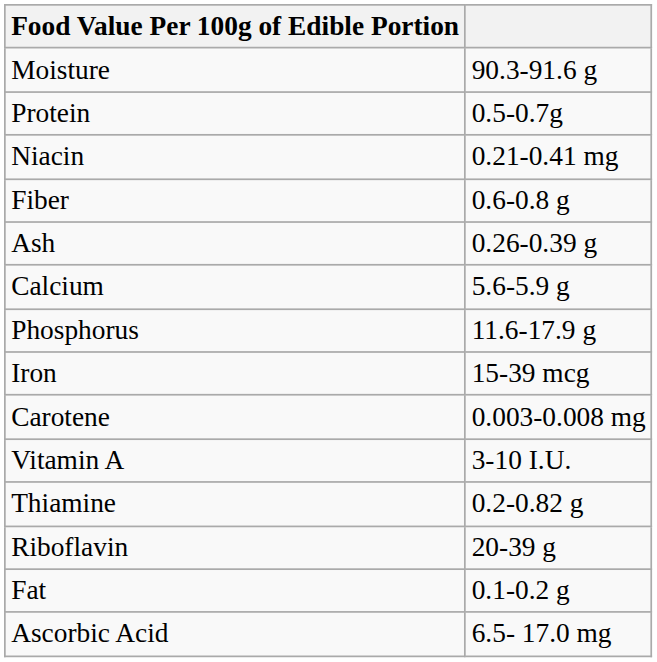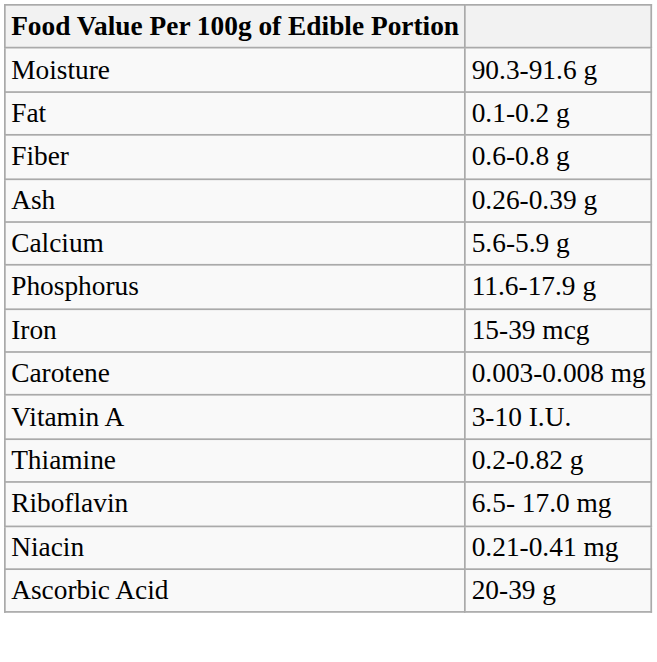- row: (51, 112)
rows swapped: (29, 590) <-> (48, 156)
(514, 546) 20-39 g -> (542, 503) 6.5- 17.0 mg
(542, 633) 6.5- 17.0 mg -> (514, 590) 20-39 g
